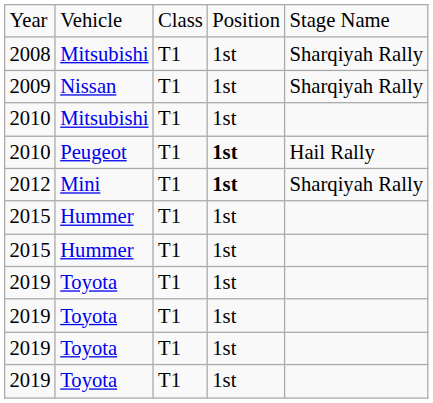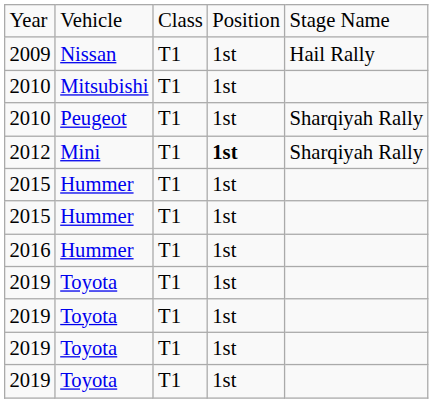- row: (30, 53)
(356, 86) Sharqiyah Rally -> (332, 53) Hail Rally
(225, 151) bold -> (224, 119) normal
(332, 151) Hail Rally -> (356, 119) Sharqiyah Rally
+ row: (30, 250)
